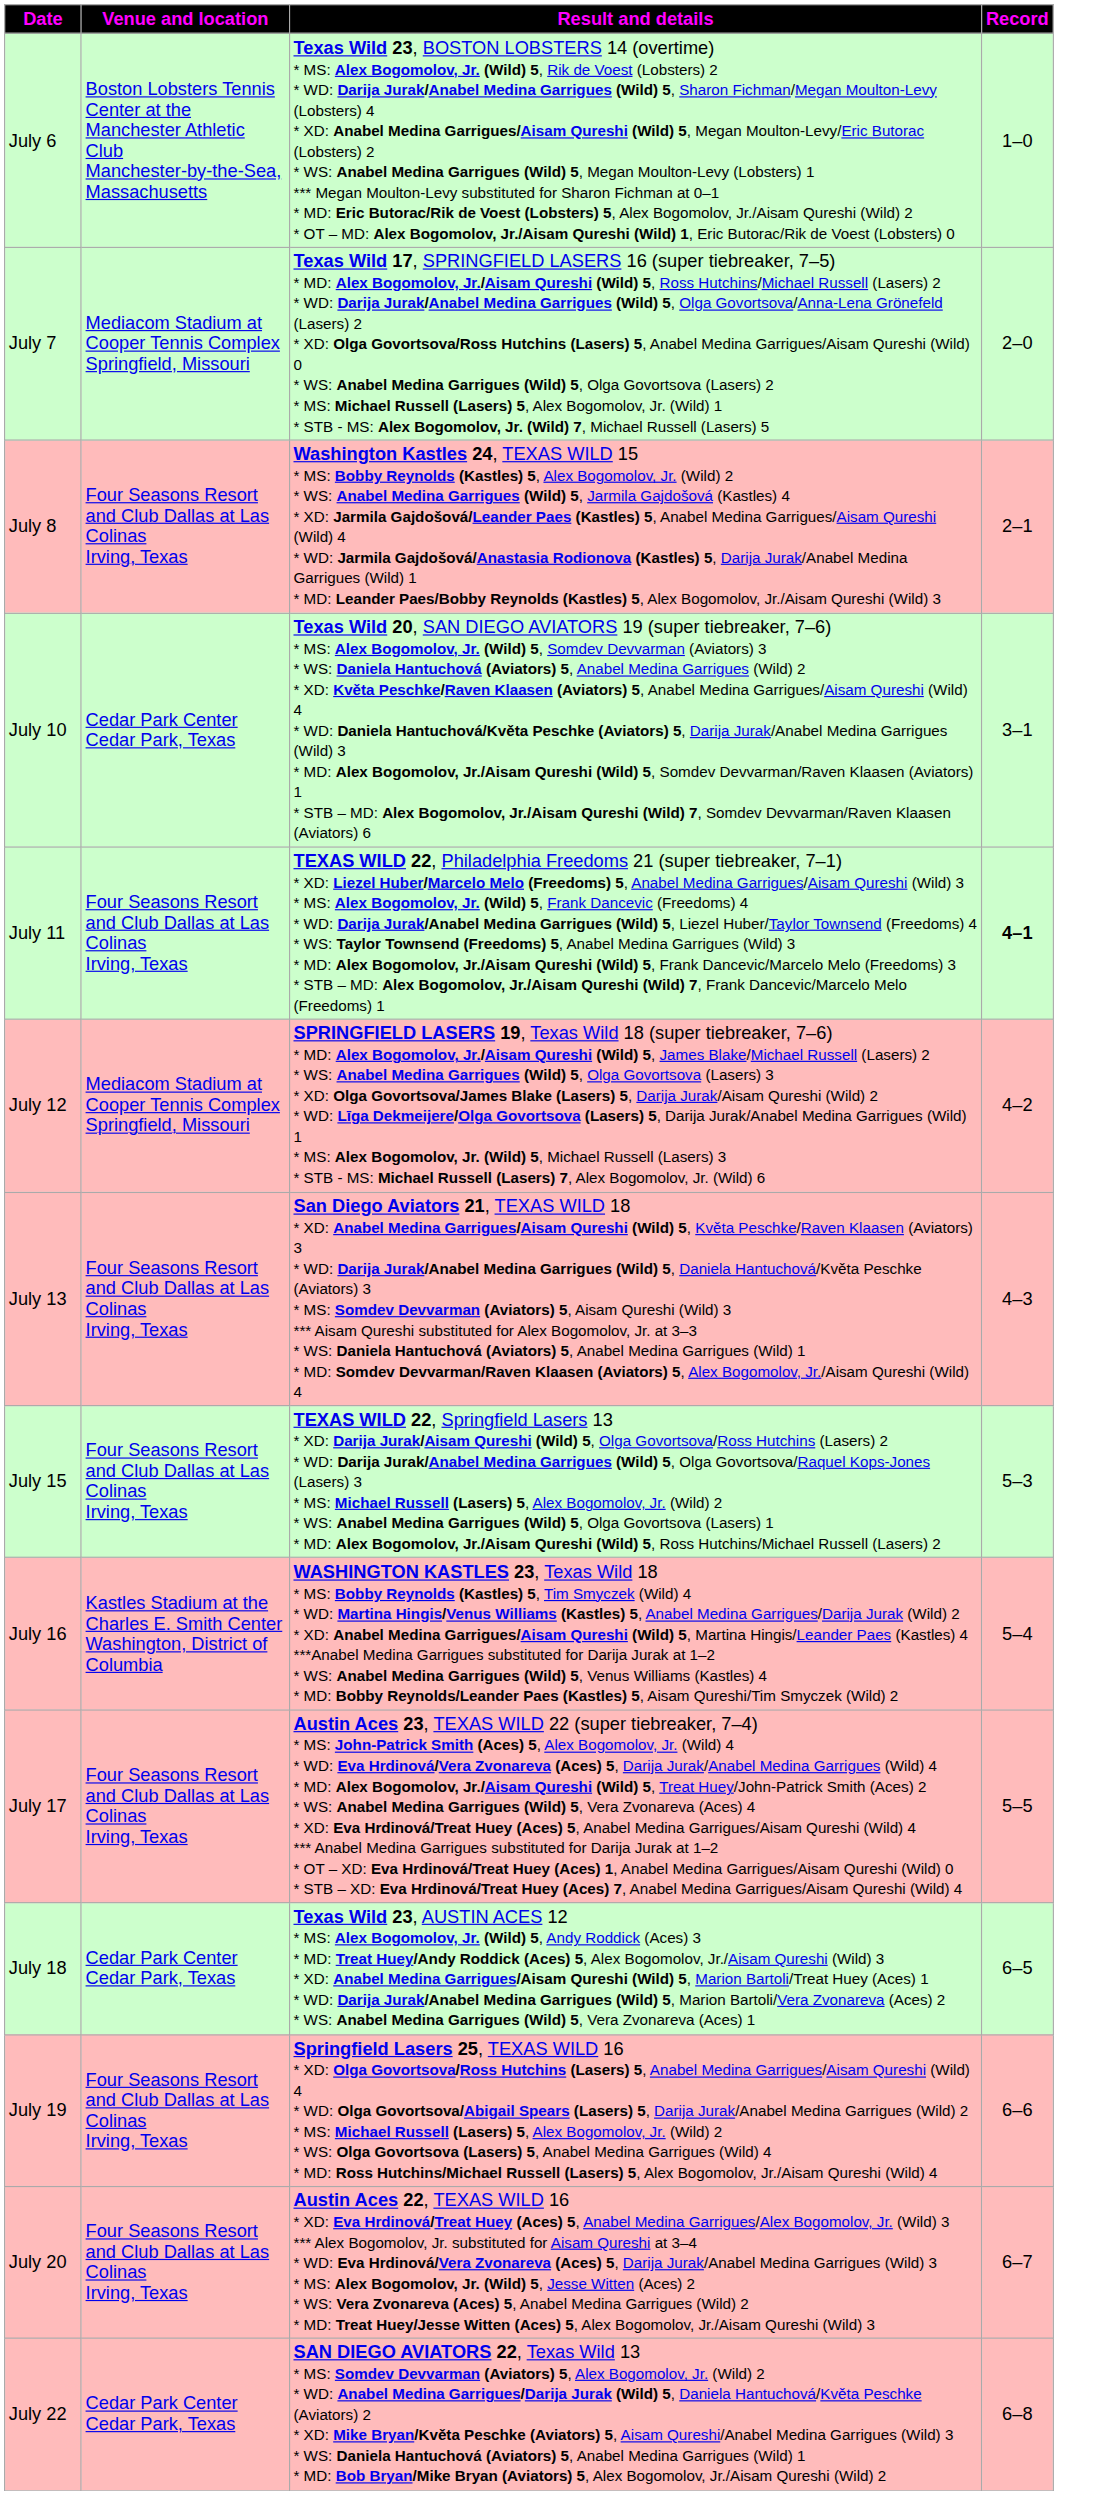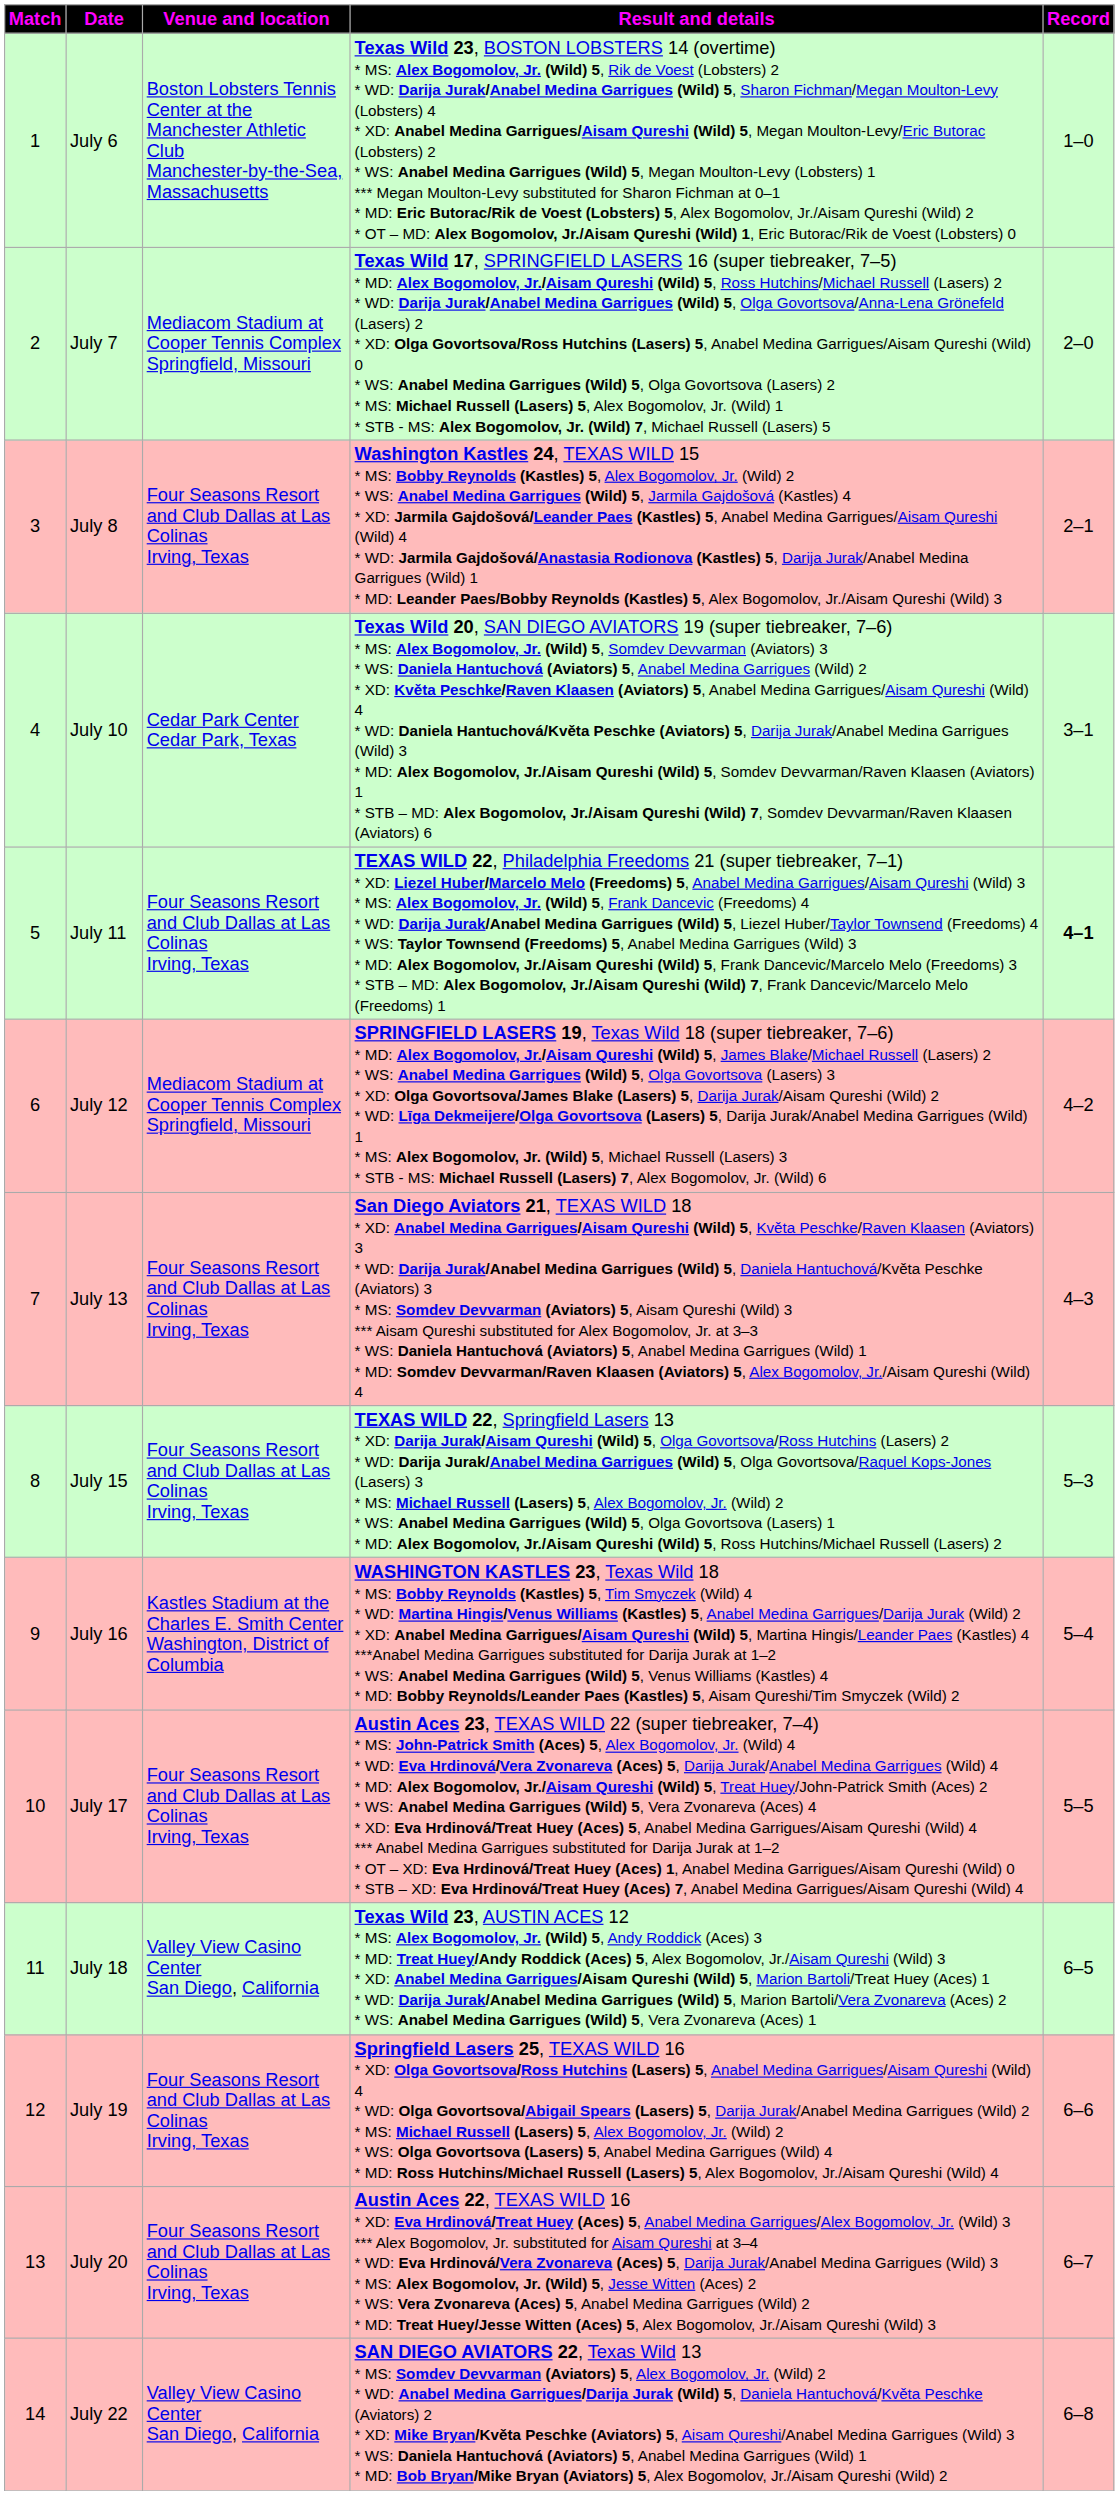+ column: (35, 18)
(162, 1968) Cedar Park Center Cedar Park, Texas -> (233, 1968) Valley View Casino Center San Diego, California
(162, 2414) Cedar Park Center Cedar Park, Texas -> (233, 2414) Valley View Casino Center San Diego, California
